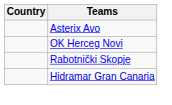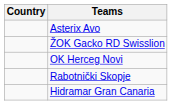+ row: (107, 44)
